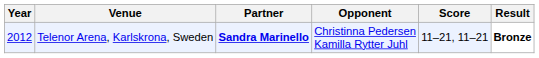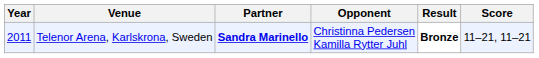columns swapped: (455, 14) <-> (512, 14)
(20, 38) 2012 -> (19, 38) 2011
